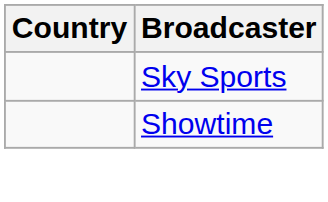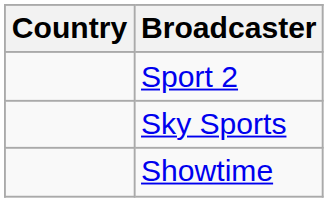+ row: (190, 76)
